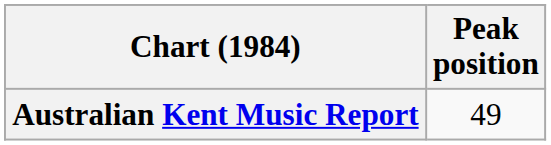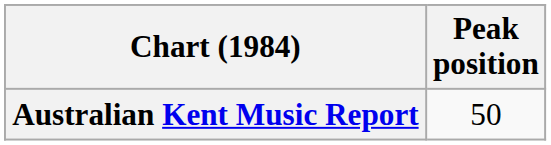(486, 113) 49 -> (486, 113) 50
